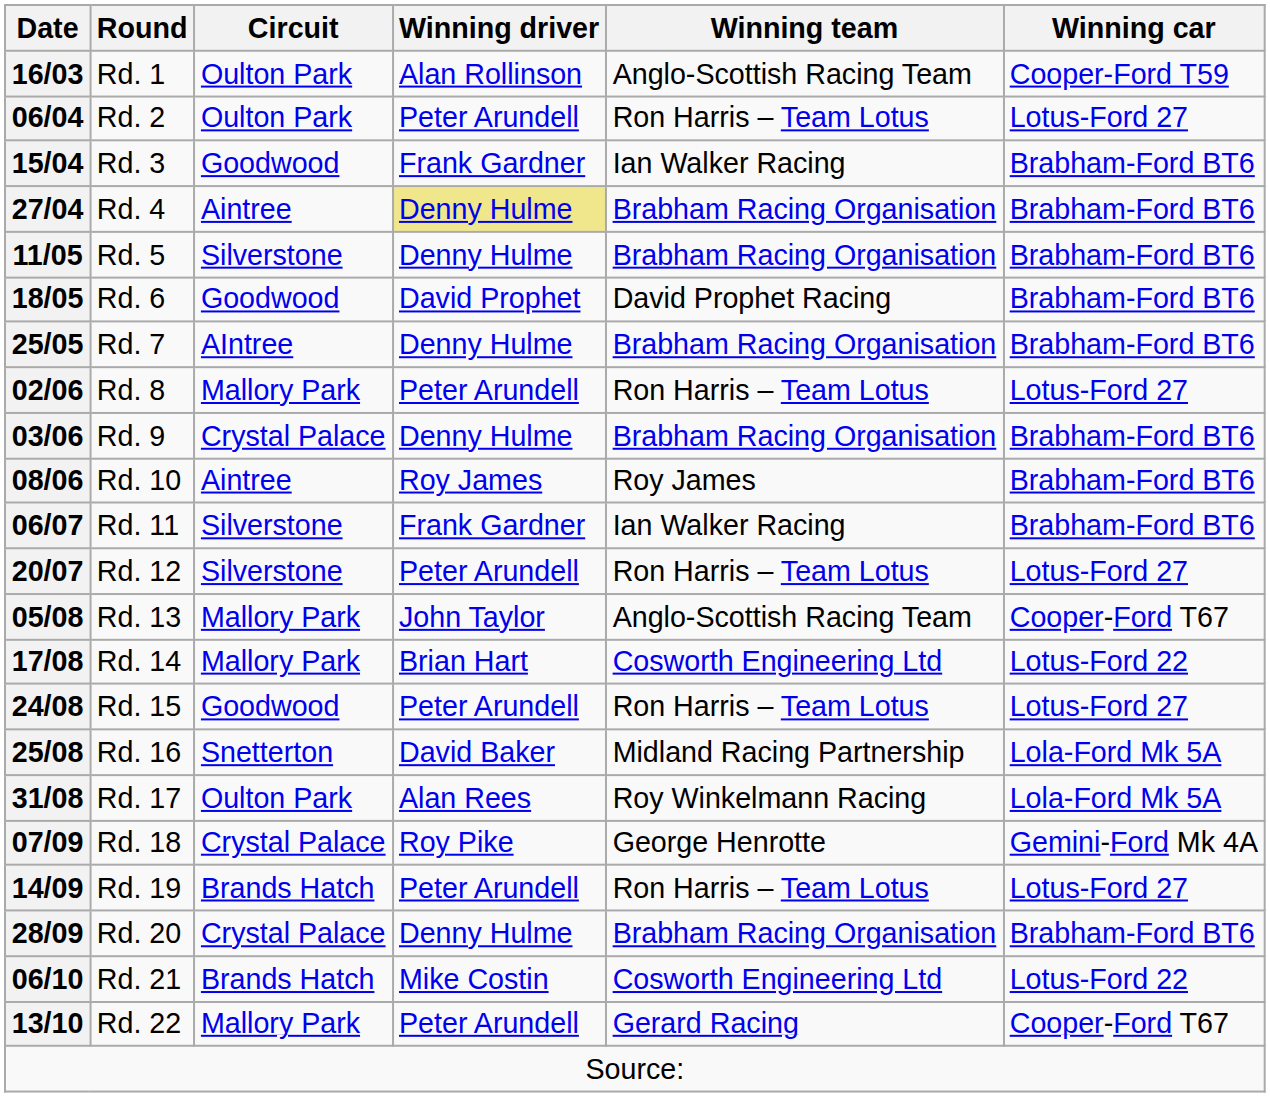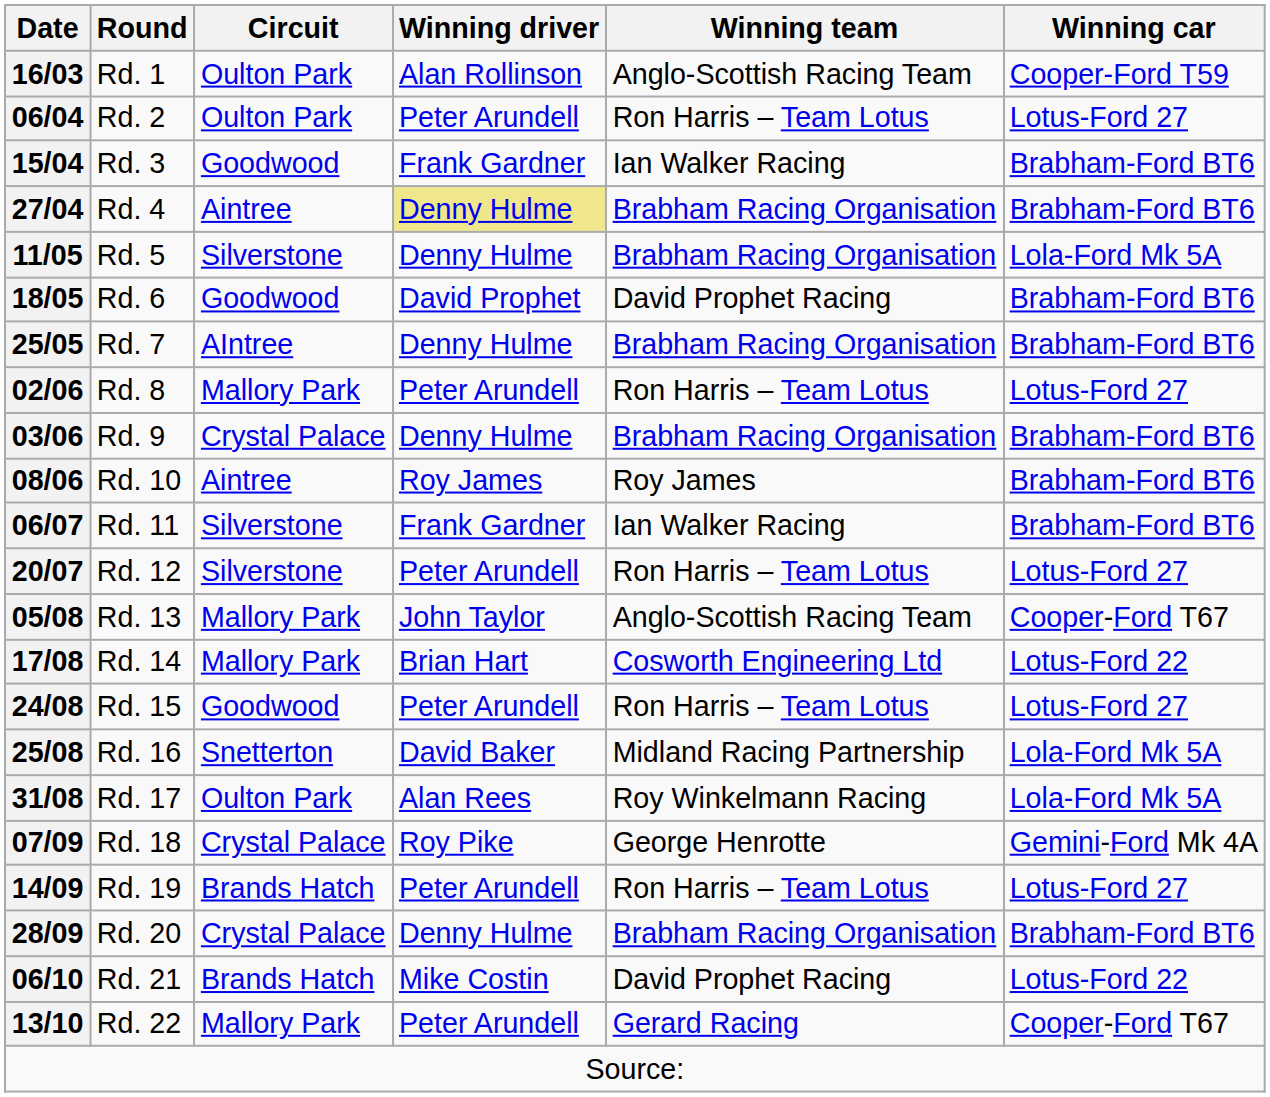(1132, 254) Brabham-Ford BT6 -> (1116, 254) Lola-Ford Mk 5A
(777, 979) Cosworth Engineering Ltd -> (752, 979) David Prophet Racing
